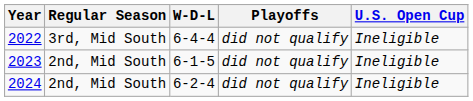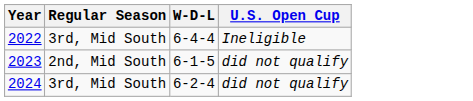- column: (285, 16)
(397, 62) Ineligible -> (285, 62) did not qualify
(107, 85) 2nd, Mid South -> (107, 85) 3rd, Mid South
(397, 85) Ineligible -> (285, 85) did not qualify
